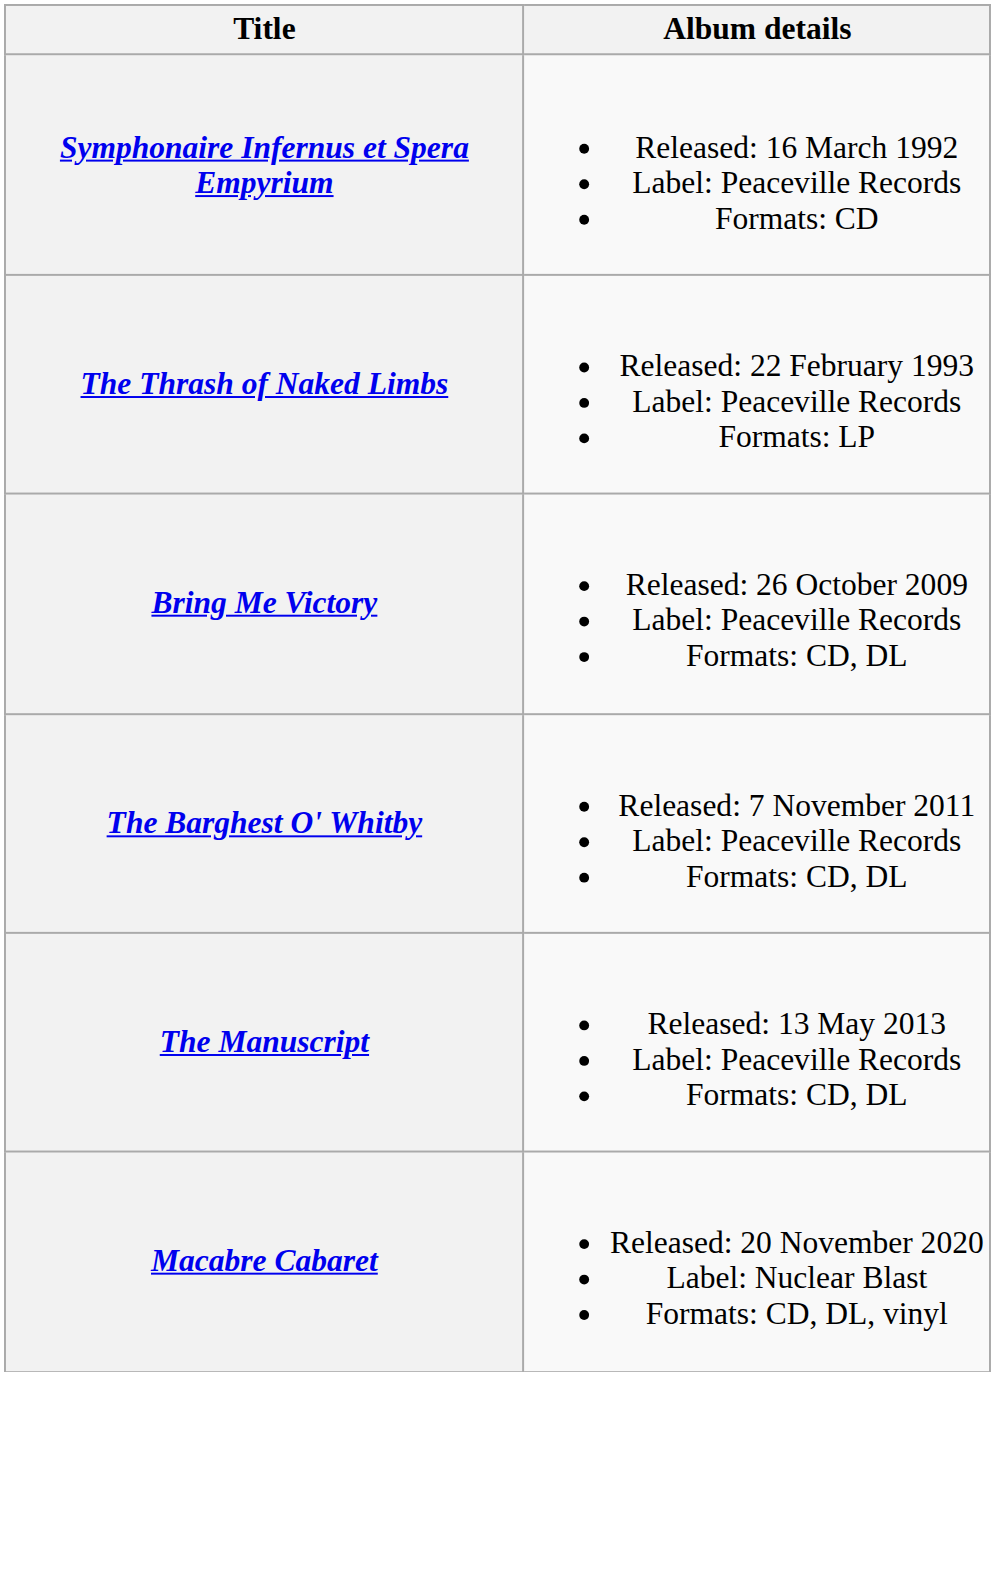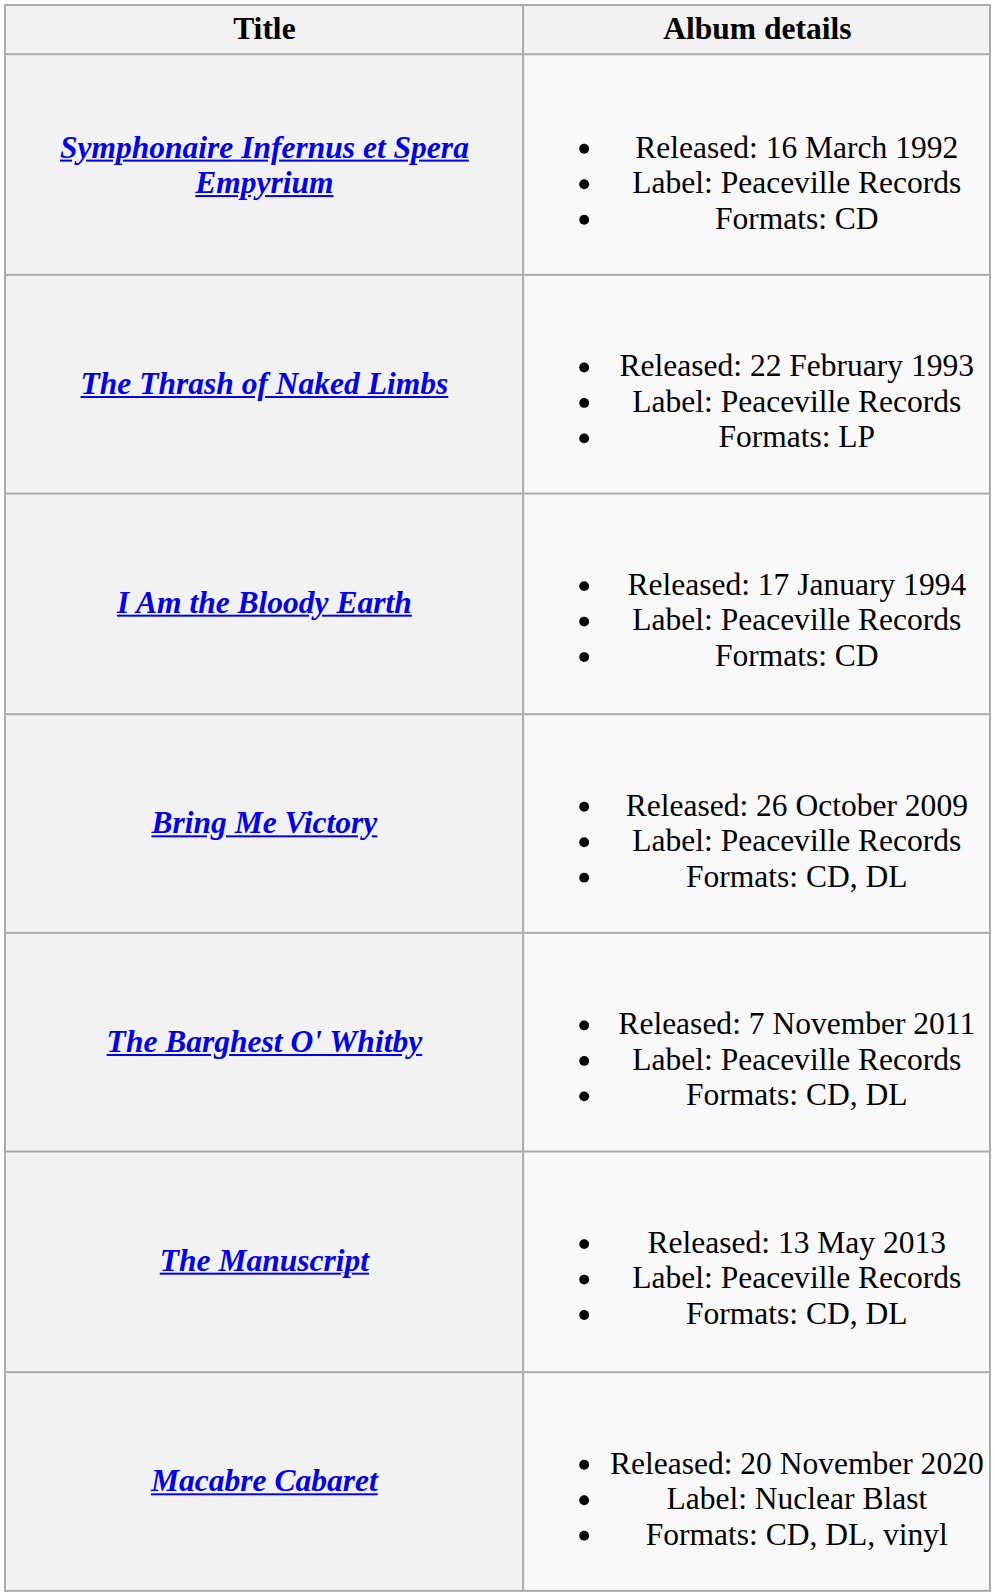+ row: (264, 603)
